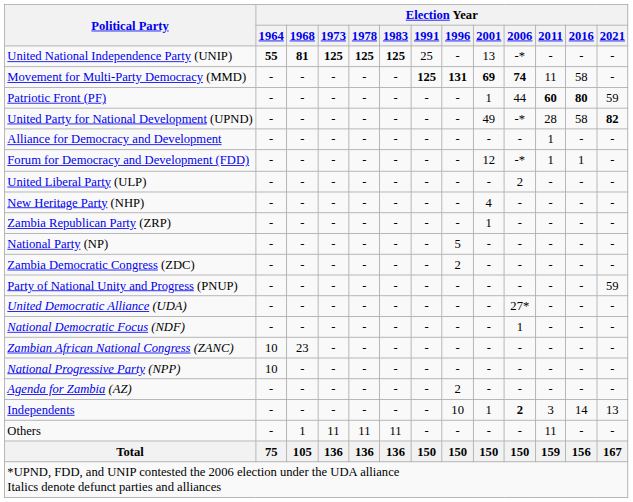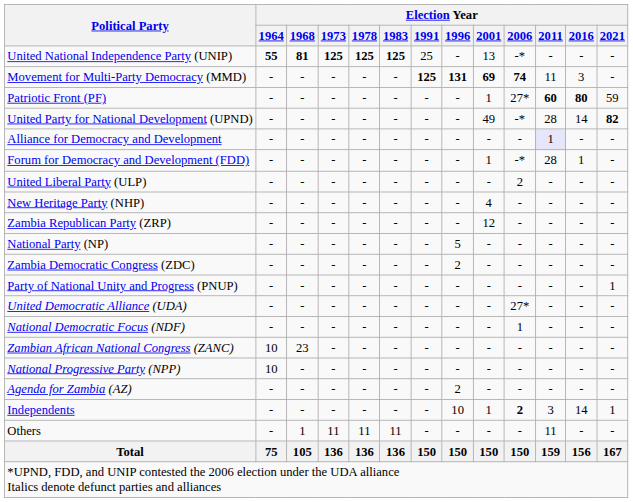(581, 77) 58 -> (581, 77) 3
(520, 98) 44 -> (520, 98) 27*
(581, 119) 58 -> (581, 119) 14
(551, 139) no background -> (551, 139) lavender background
(489, 160) 12 -> (489, 160) 1
(551, 160) 1 -> (551, 160) 28
(489, 223) 1 -> (489, 223) 12
(612, 285) 59 -> (612, 285) 1
(612, 410) 13 -> (612, 410) 1
